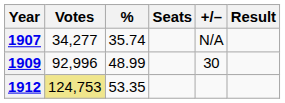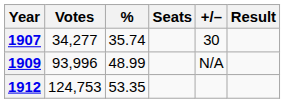(211, 40) N/A -> (211, 40) 30
(75, 63) 92,996 -> (75, 63) 93,996
(211, 63) 30 -> (211, 63) N/A
(75, 87) khaki background -> (75, 87) no background
